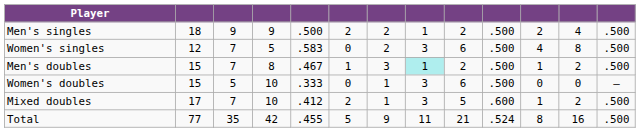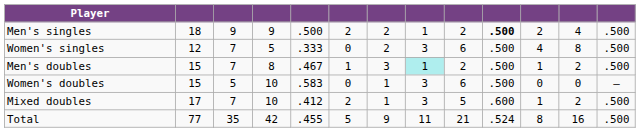(501, 31) normal -> (501, 31) bold
(310, 48) .583 -> (310, 48) .333
(310, 84) .333 -> (310, 84) .583
